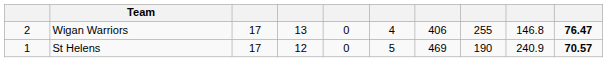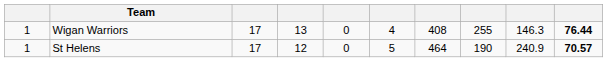(27, 30) 2 -> (27, 30) 1
(437, 30) 406 -> (437, 30) 408
(530, 30) 146.8 -> (530, 30) 146.3
(578, 30) 76.47 -> (578, 30) 76.44
(437, 48) 469 -> (437, 48) 464
